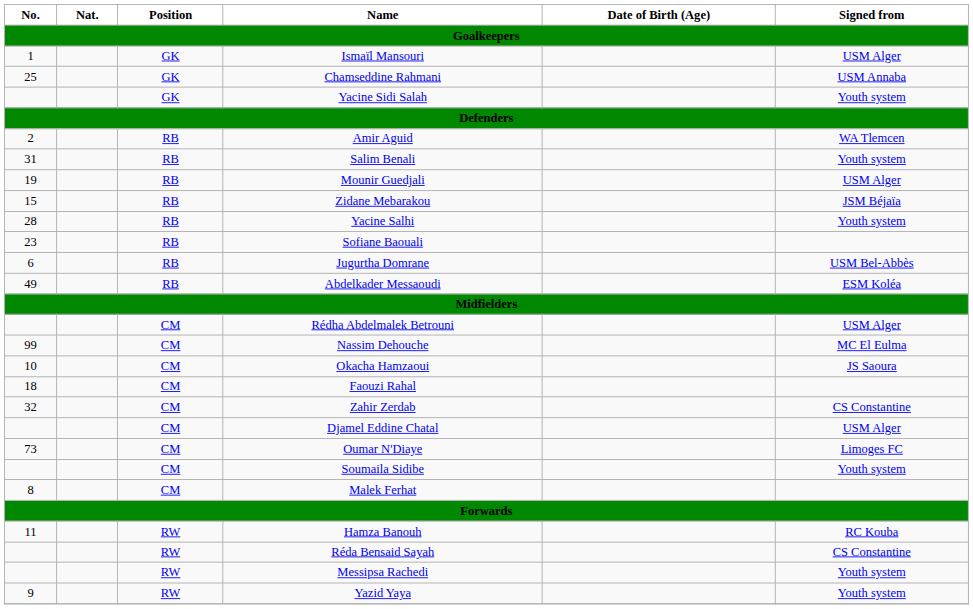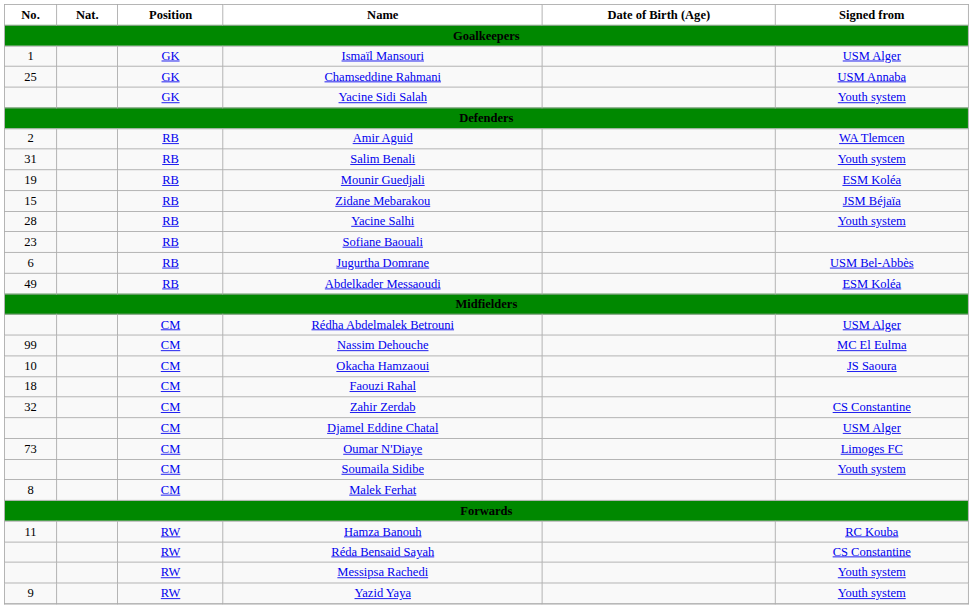(872, 180) USM Alger -> (872, 180) ESM Koléa
